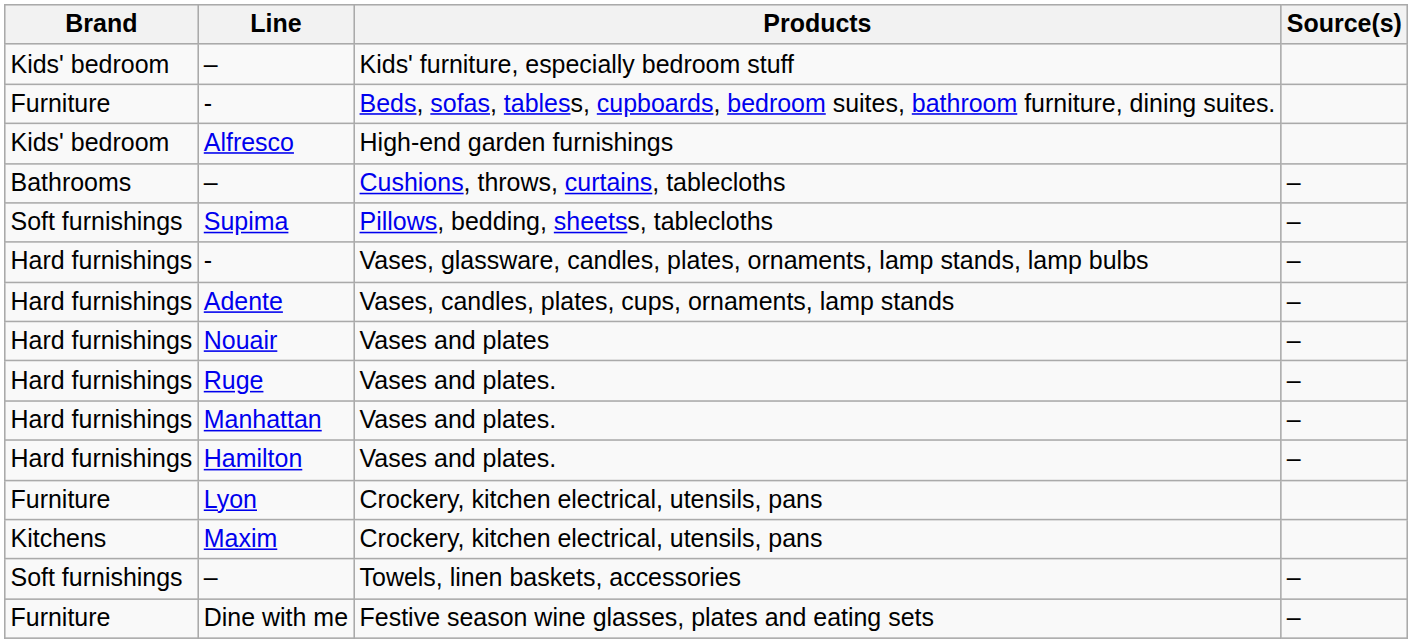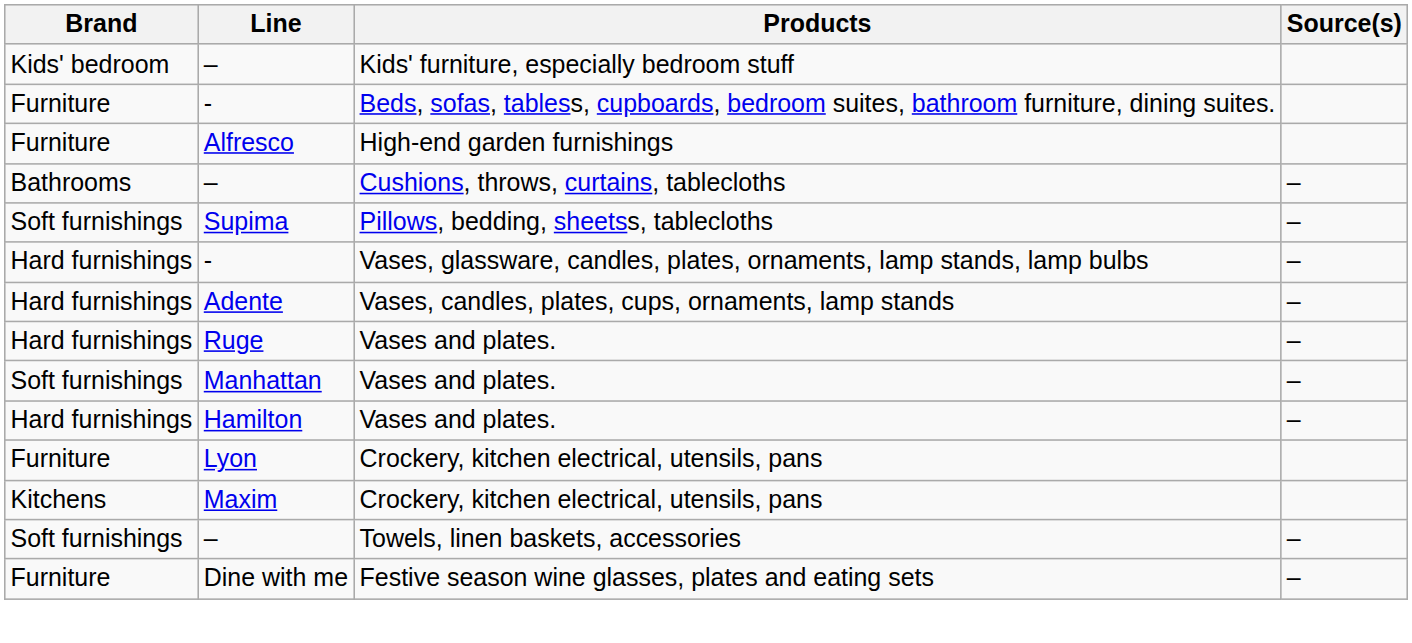(90, 143) Kids' bedroom -> (60, 143) Furniture
- row: (241, 340)
(101, 420) Hard furnishings -> (97, 380) Soft furnishings
